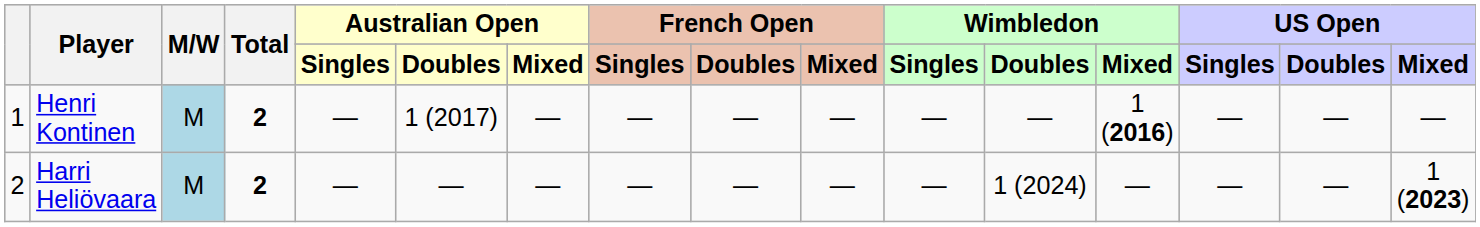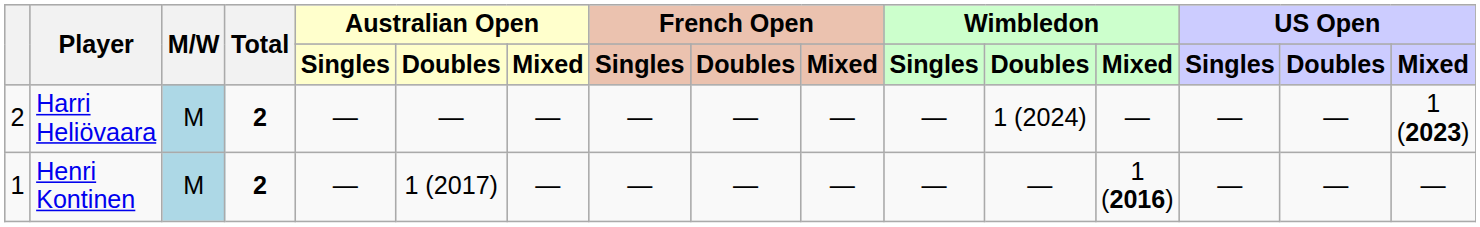rows swapped: (86, 118) <-> (96, 186)
